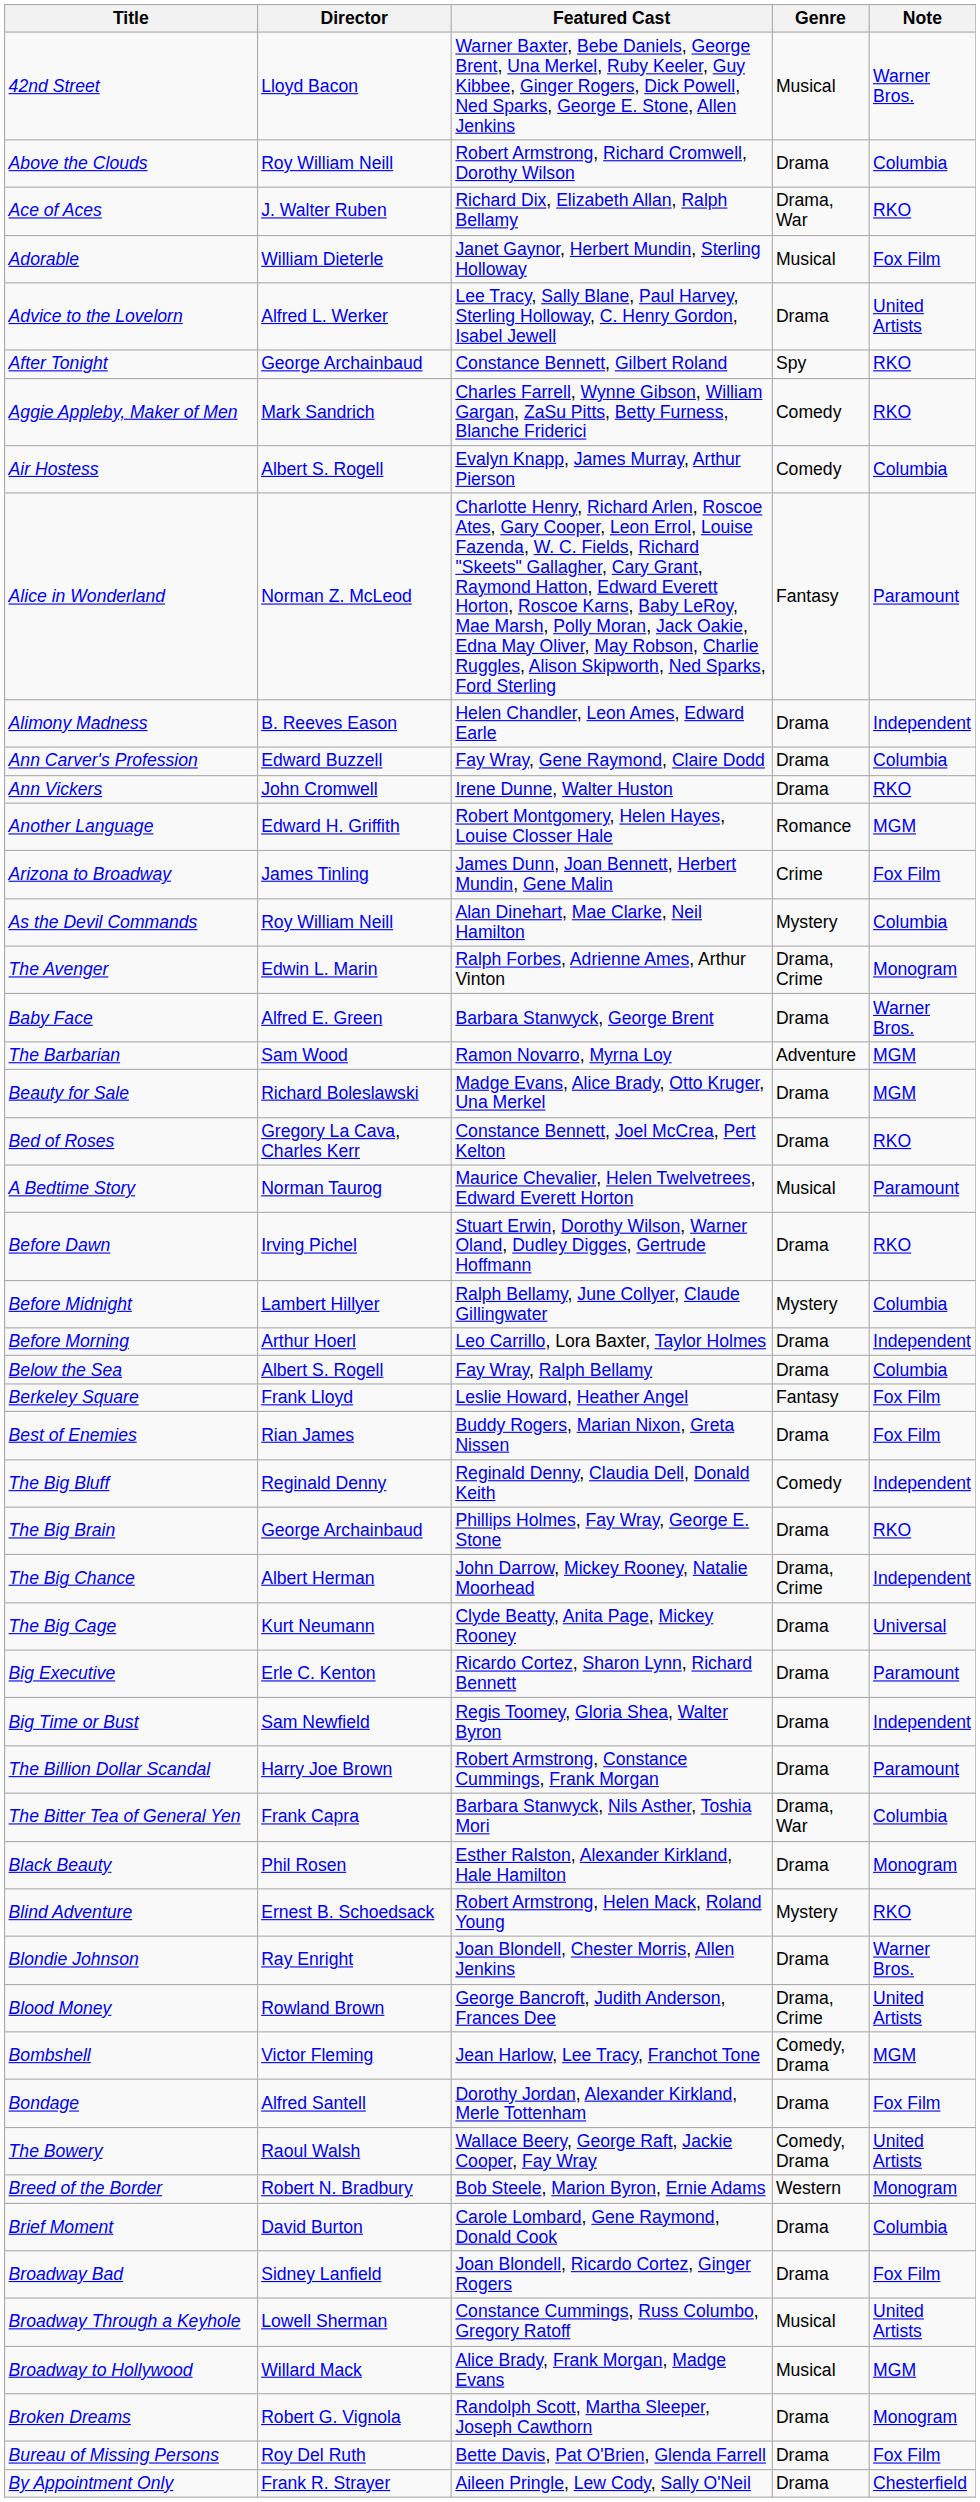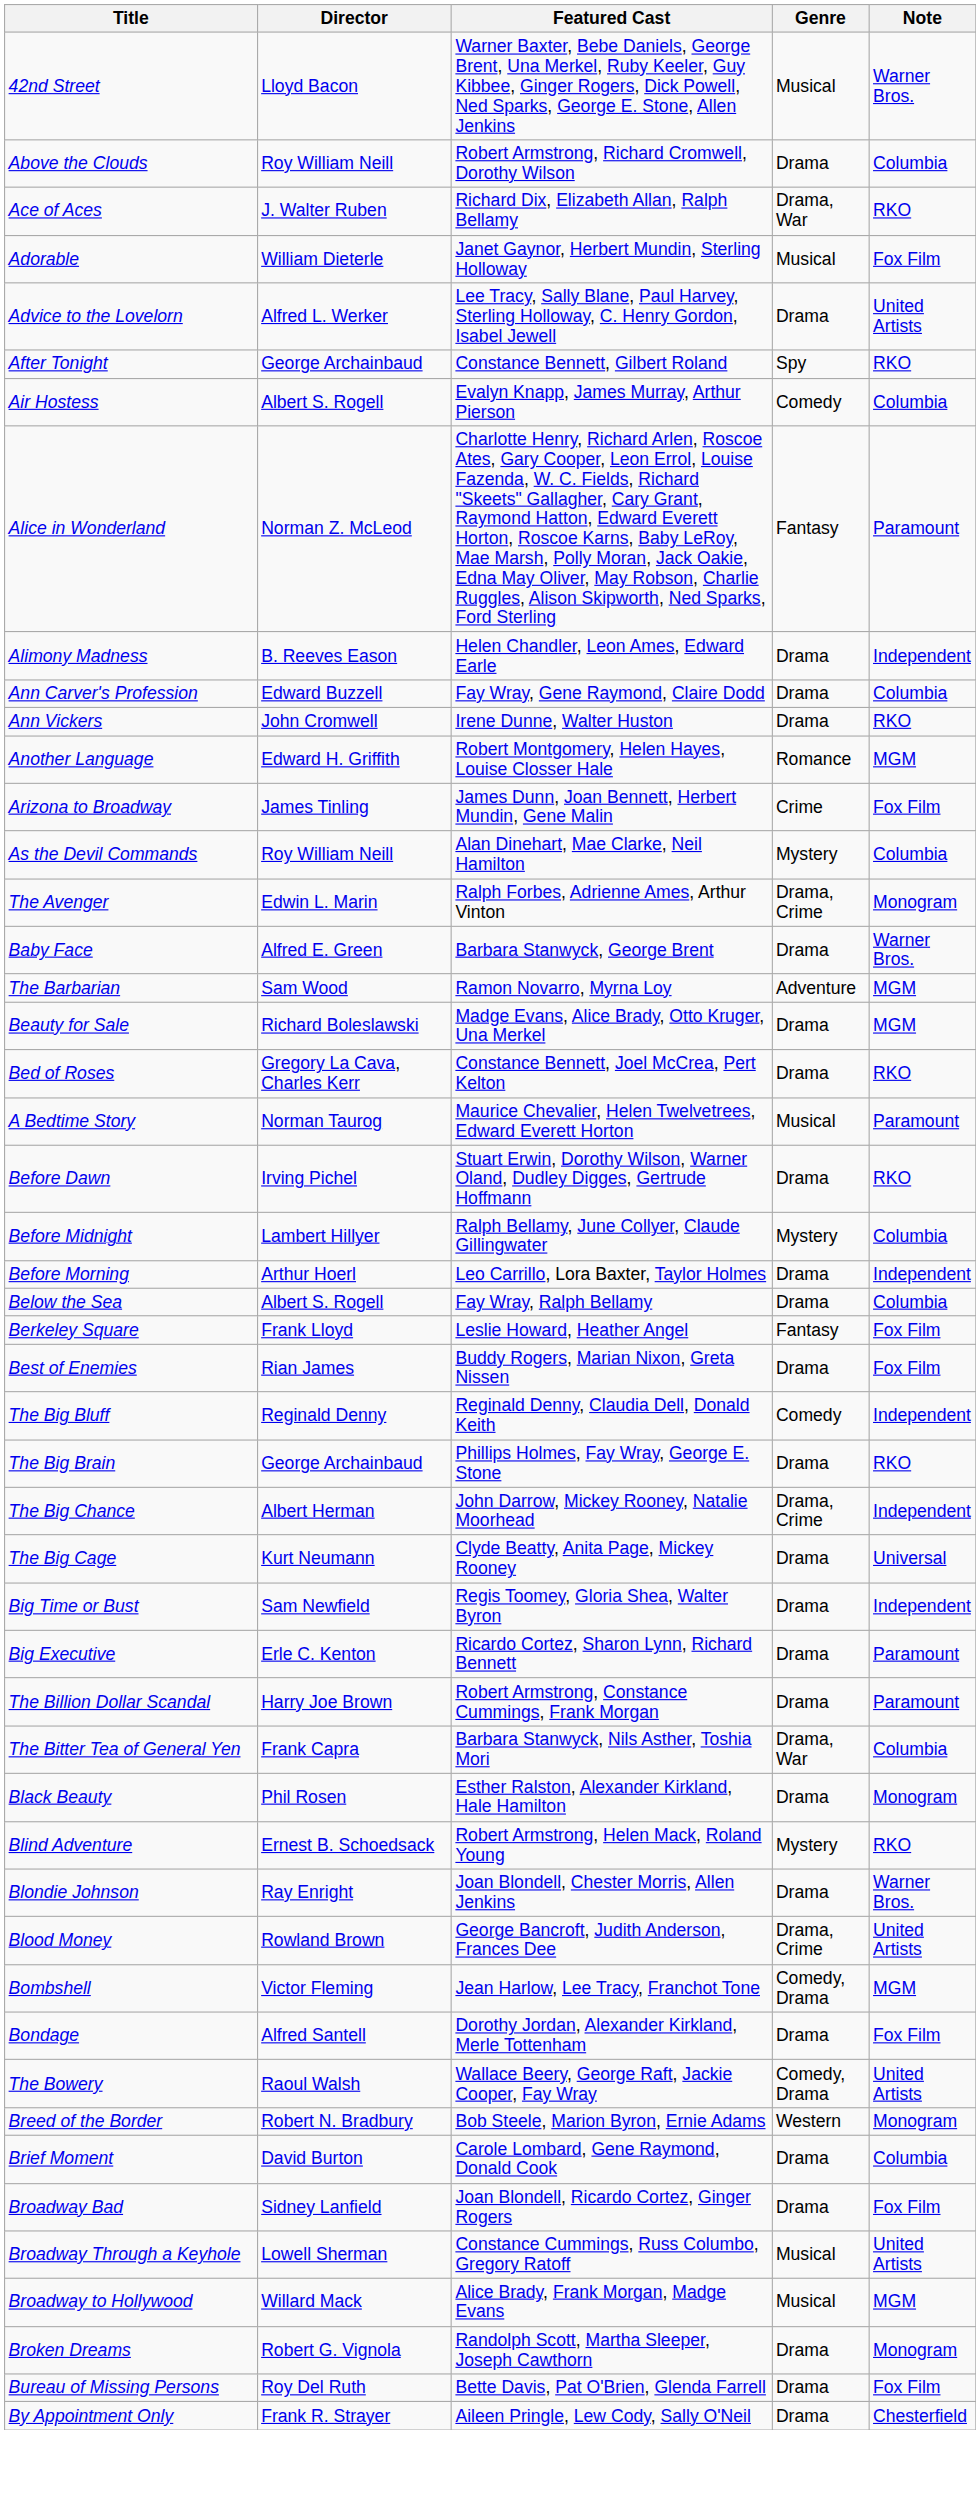- row: (123, 411)
rows swapped: (62, 1673) <-> (74, 1721)
